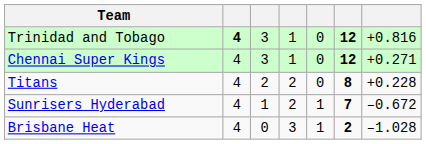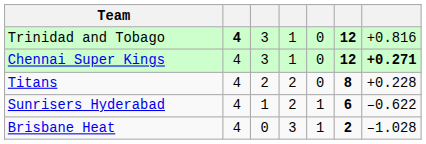(392, 61) normal -> (392, 61) bold
(348, 106) 7 -> (348, 106) 6
(392, 106) –0.672 -> (392, 106) –0.622
